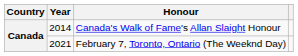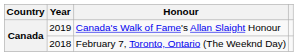(60, 28) 2014 -> (60, 28) 2019
(60, 43) 2021 -> (60, 43) 2018
